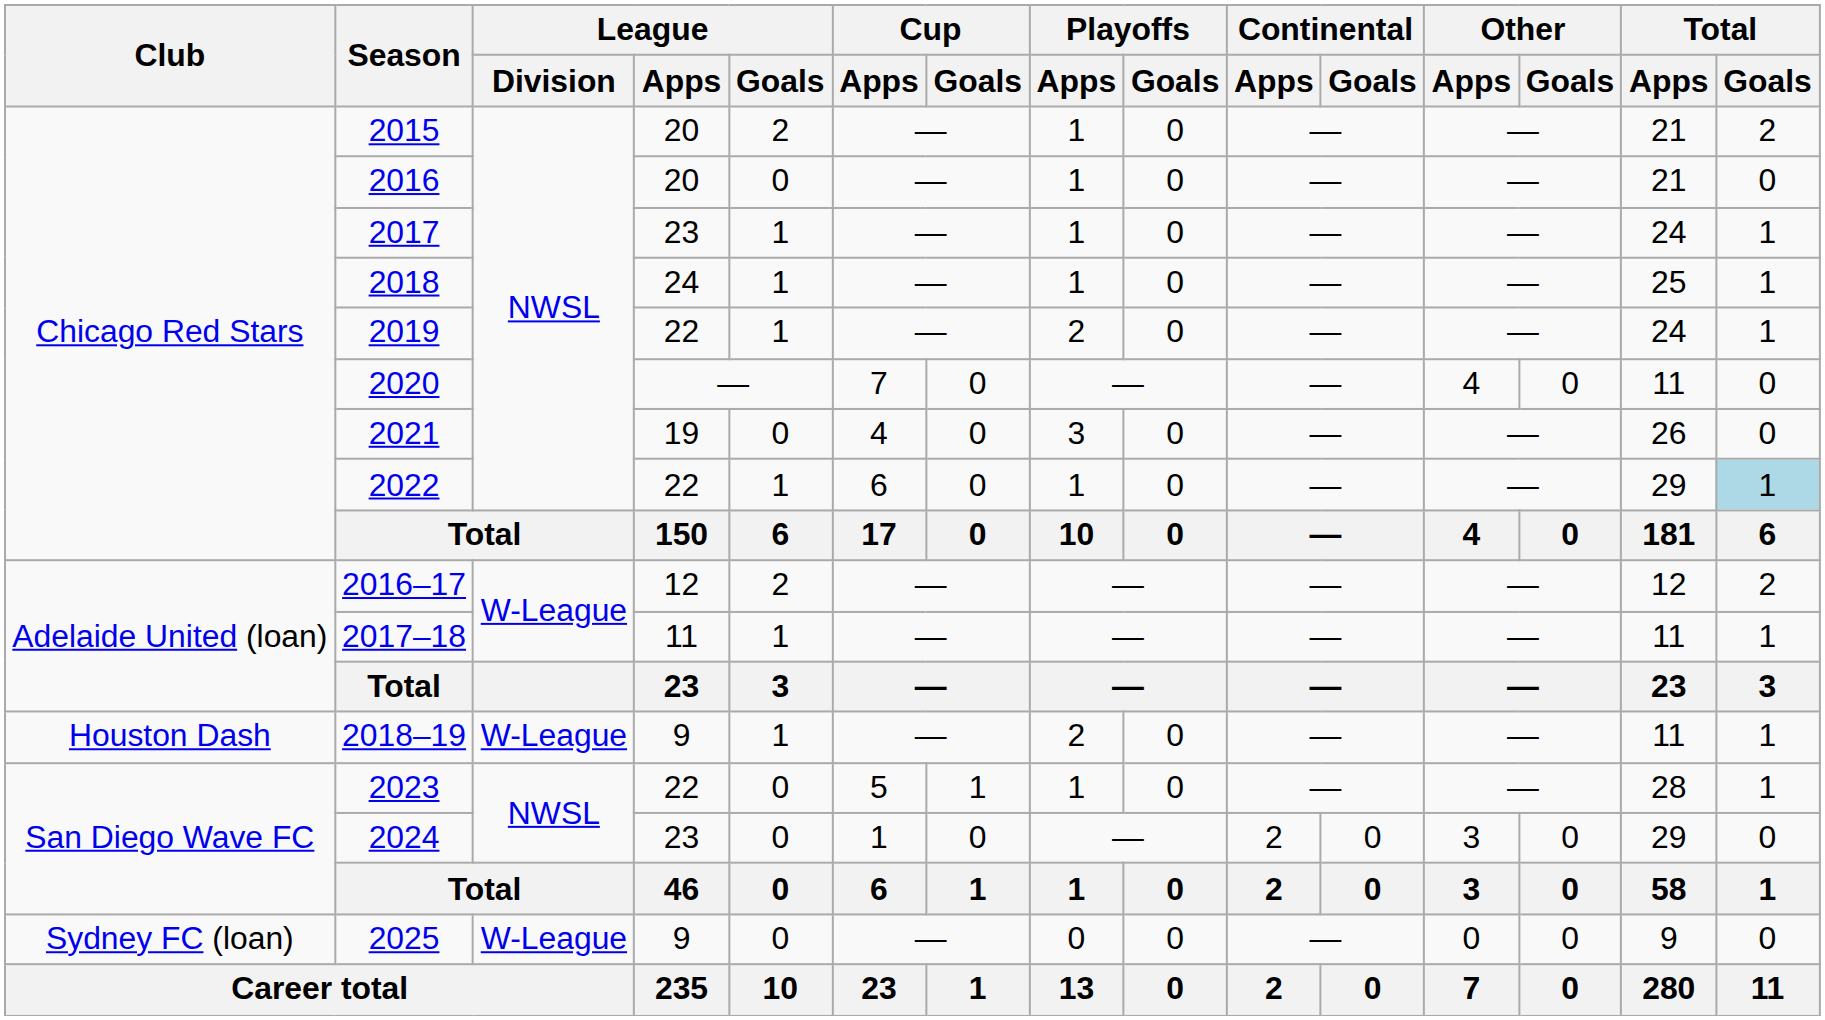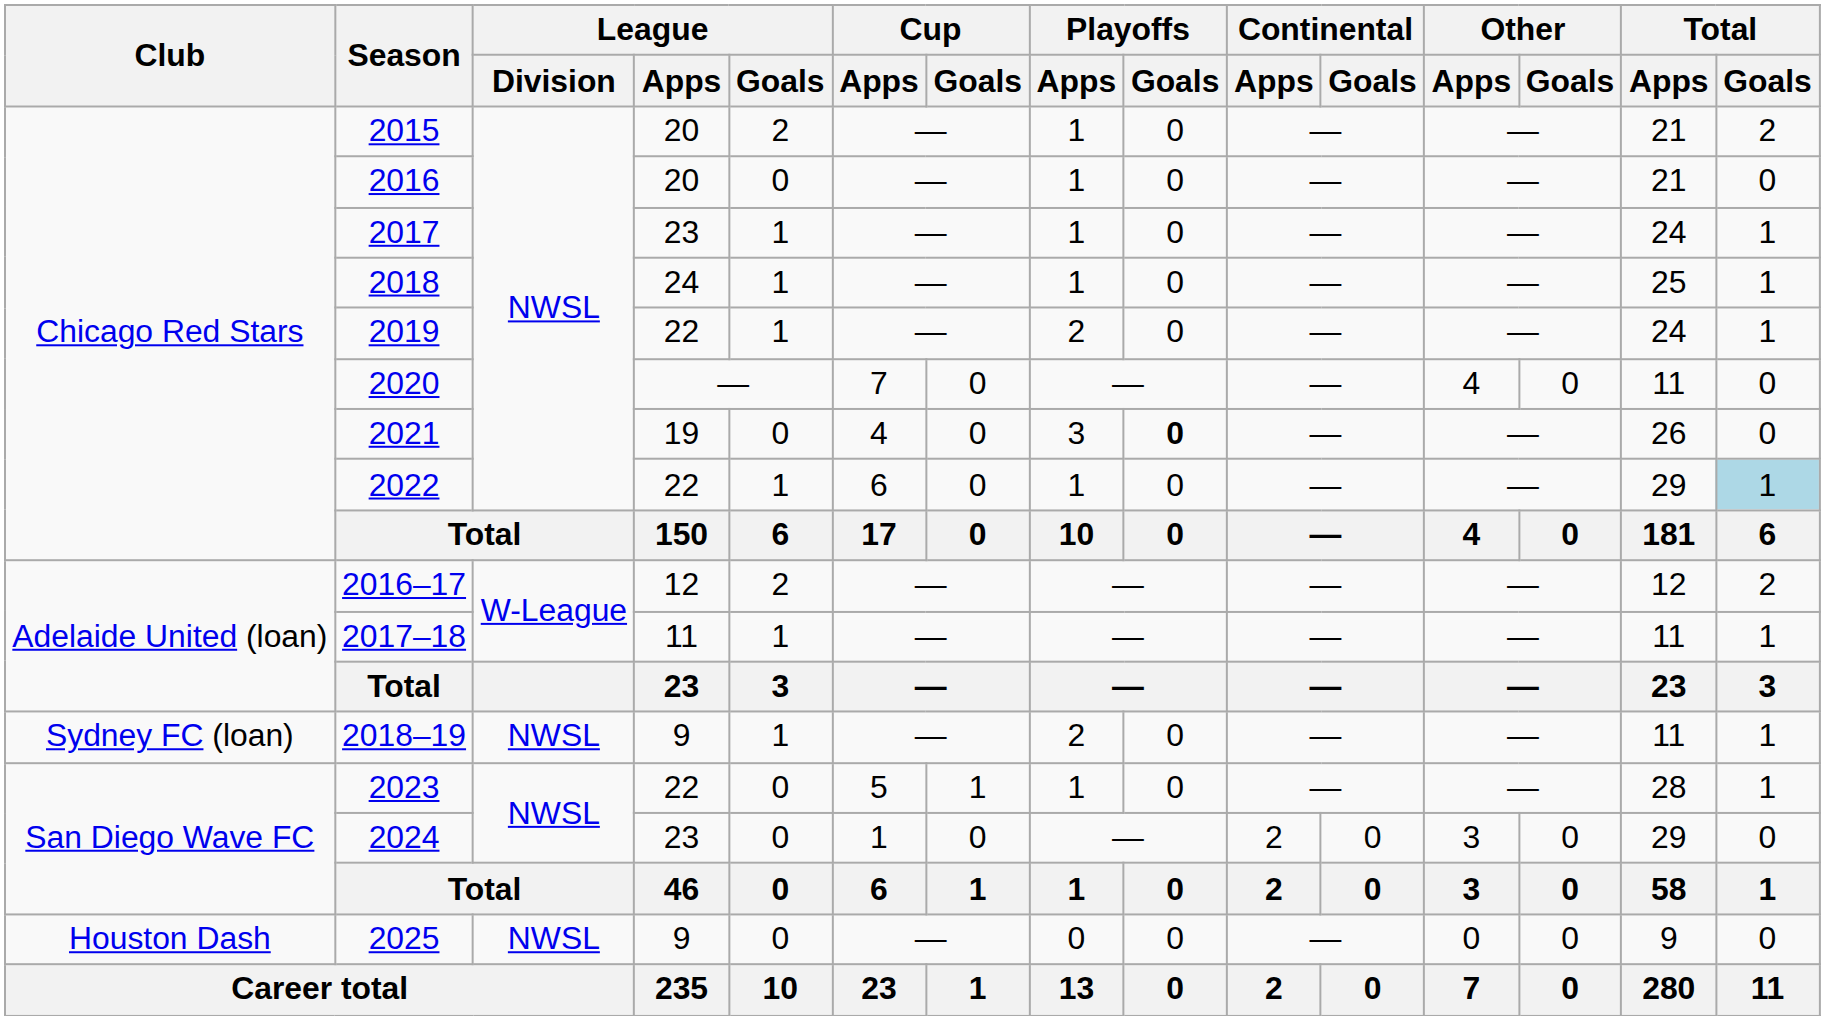(1175, 433) normal -> (1175, 433) bold
(170, 736) Houston Dash -> (170, 736) Sydney FC (loan)
(554, 736) W-League -> (554, 736) NWSL
(170, 938) Sydney FC (loan) -> (170, 938) Houston Dash
(554, 938) W-League -> (554, 938) NWSL
